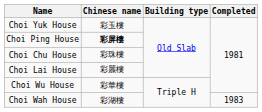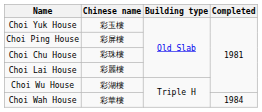(112, 40) bold -> (112, 40) normal
(112, 85) 彩華樓 -> (112, 85) 彩湖樓
(112, 100) 彩湖樓 -> (112, 100) 彩華樓
(234, 100) 1983 -> (234, 100) 1984
